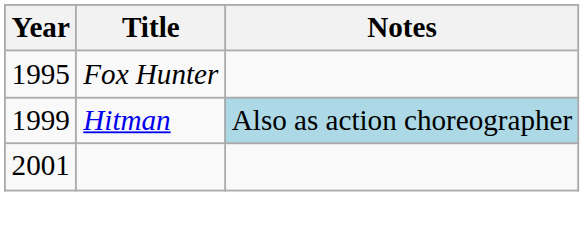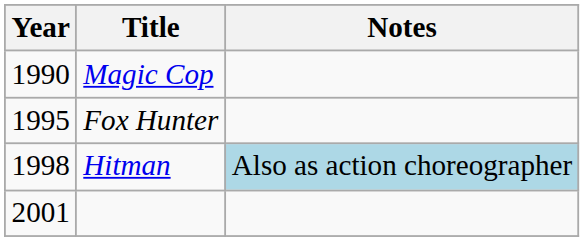+ row: (148, 73)
(41, 119) 1999 -> (41, 166) 1998
